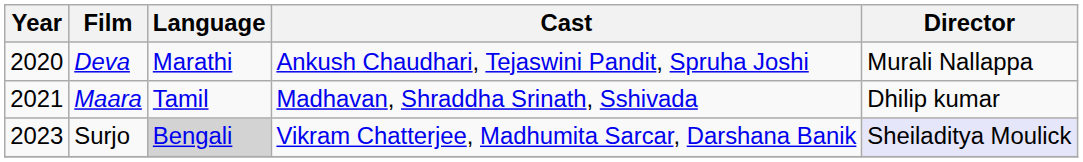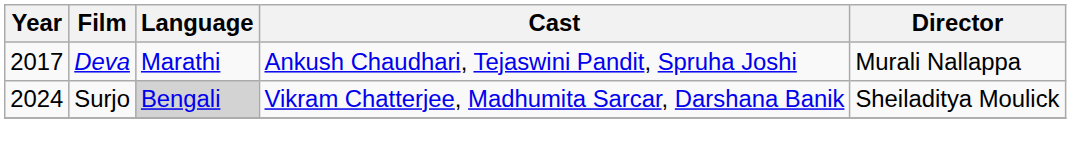(37, 61) 2020 -> (37, 61) 2017
- row: (108, 99)
(37, 136) 2023 -> (37, 99) 2024
(969, 136) lavender background -> (957, 99) no background
